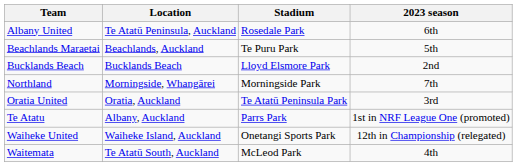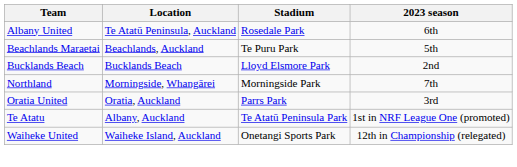(294, 100) Te Atatū Peninsula Park -> (264, 100) Parrs Park
(264, 118) Parrs Park -> (294, 118) Te Atatū Peninsula Park
- row: (30, 153)
